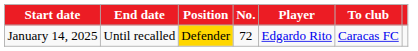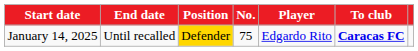(246, 35) 72 -> (246, 35) 75
(368, 35) normal -> (371, 35) bold
